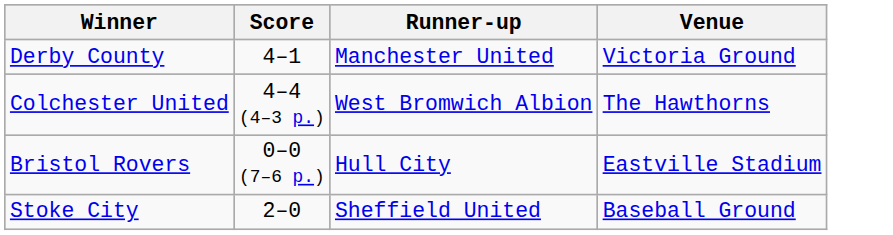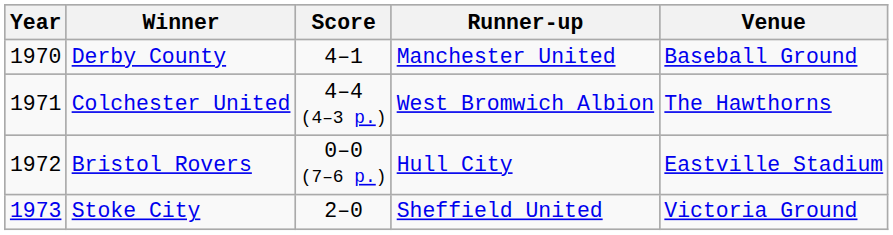+ column: (36, 22)
(699, 57) Victoria Ground -> (761, 57) Baseball Ground
(699, 212) Baseball Ground -> (761, 212) Victoria Ground
